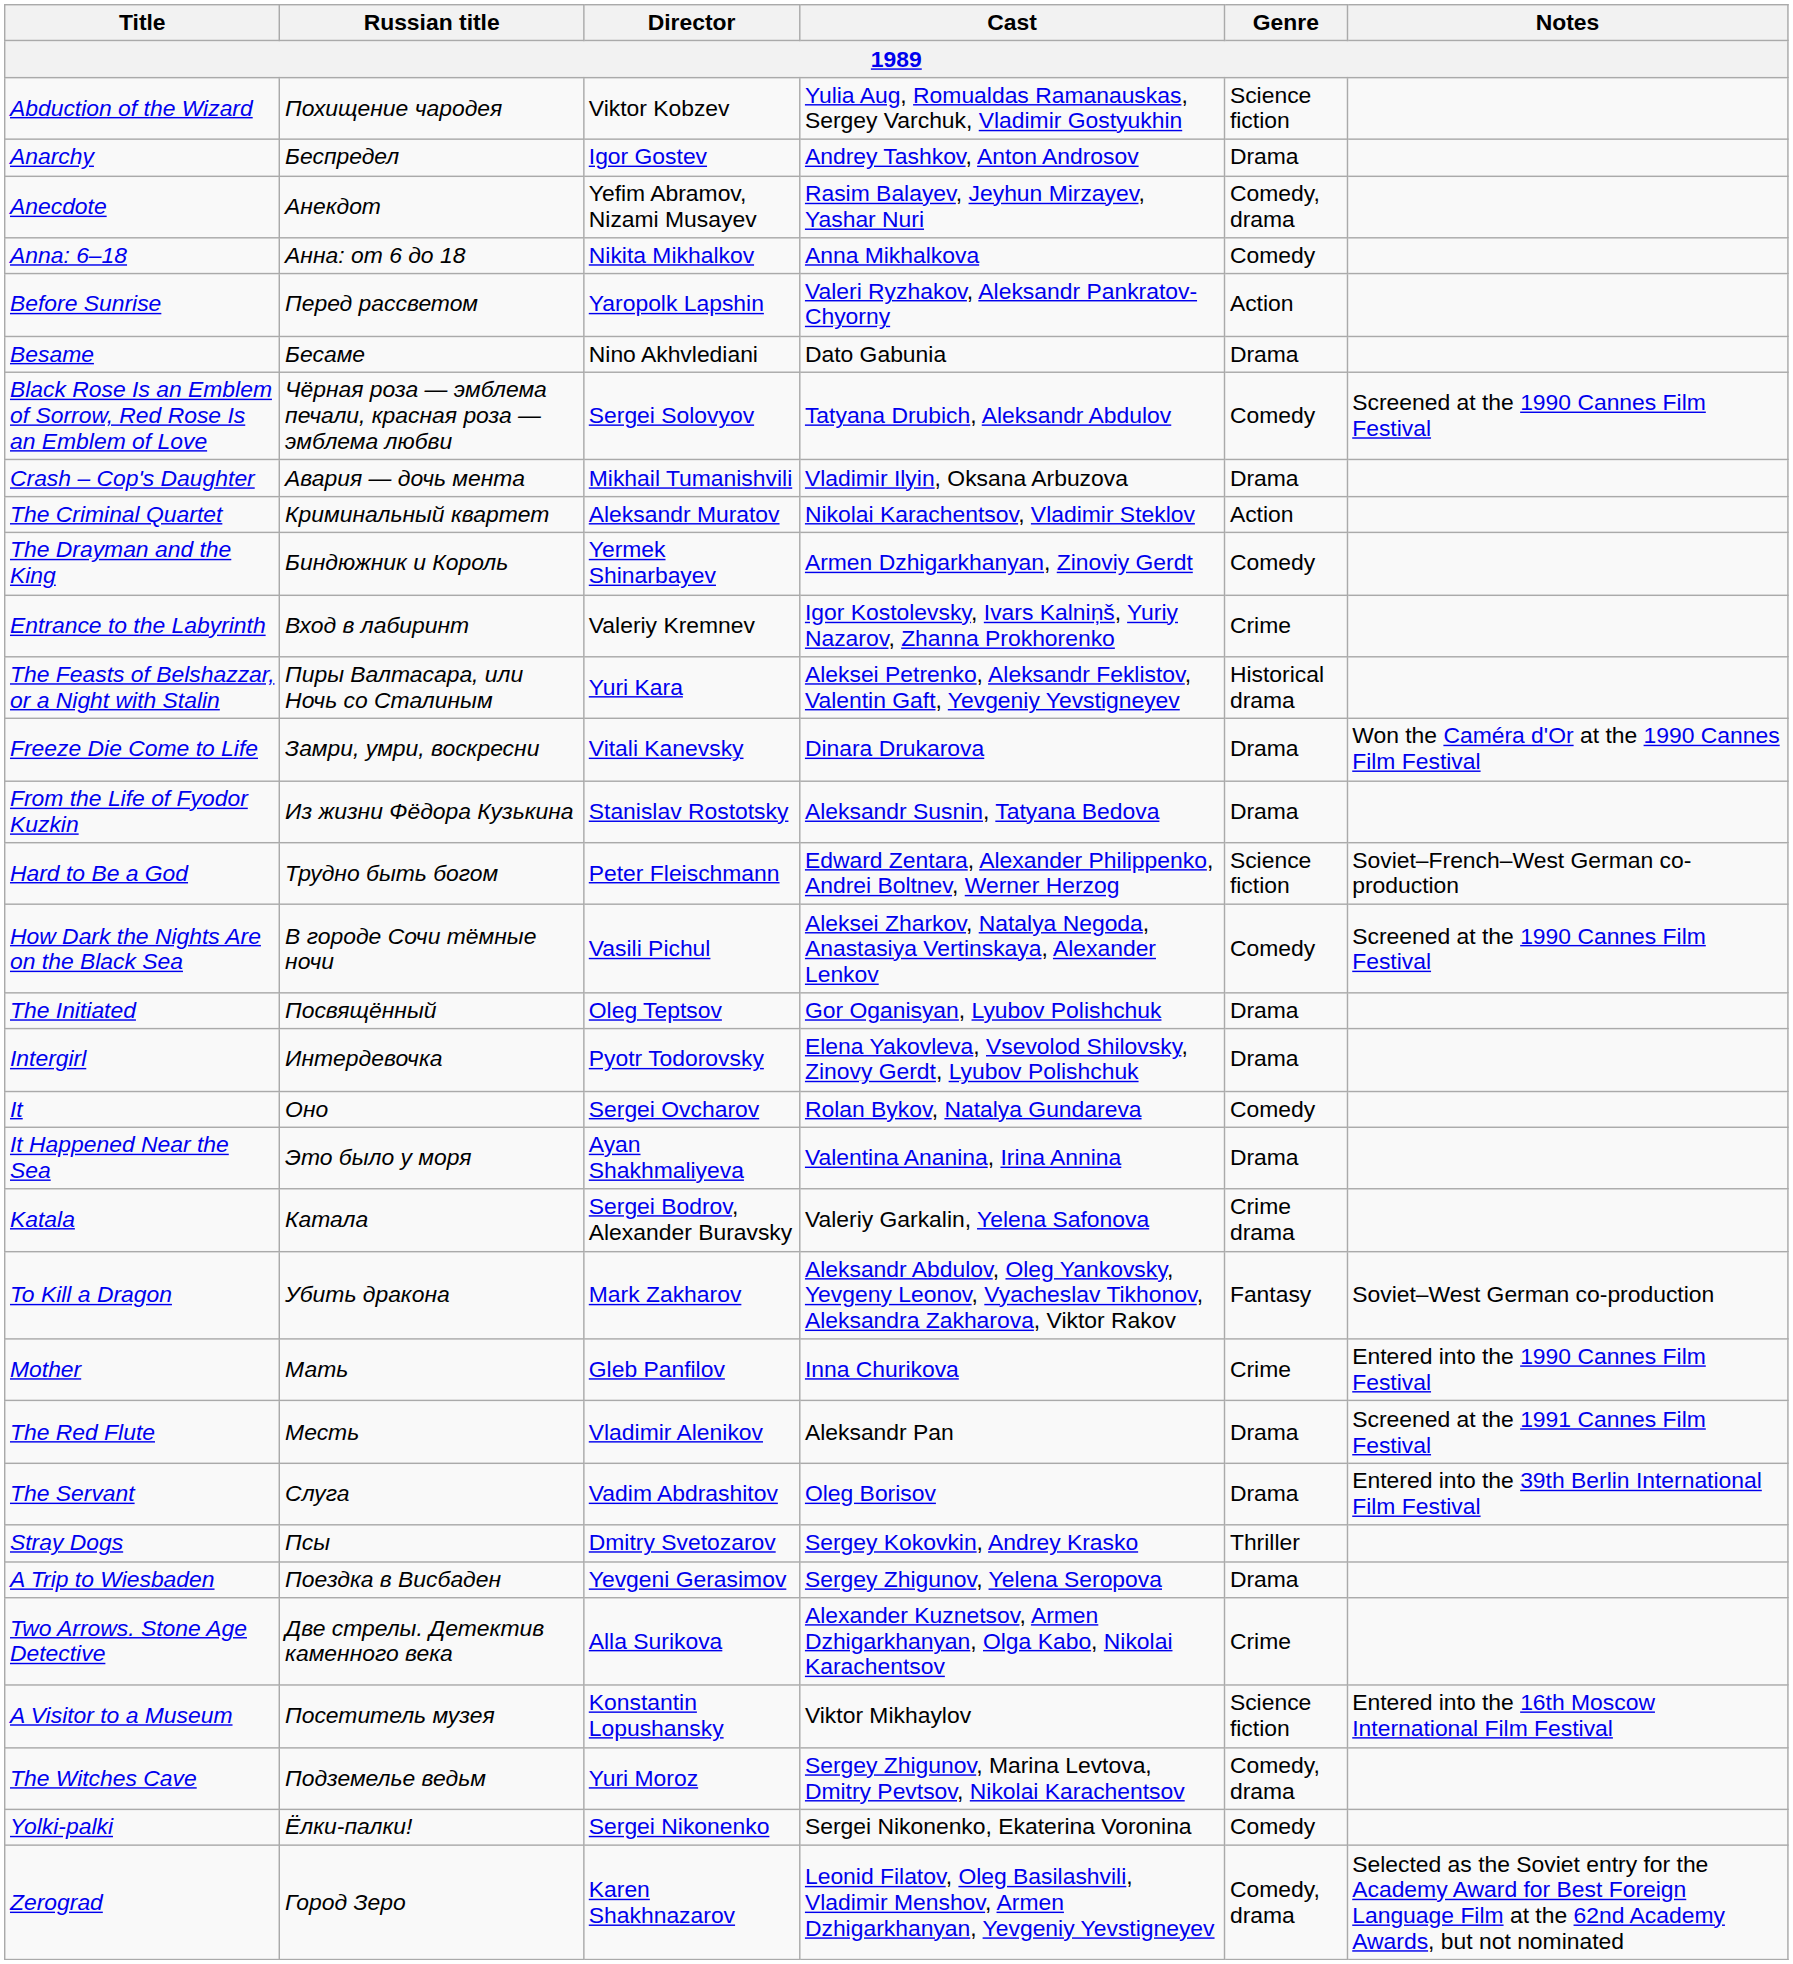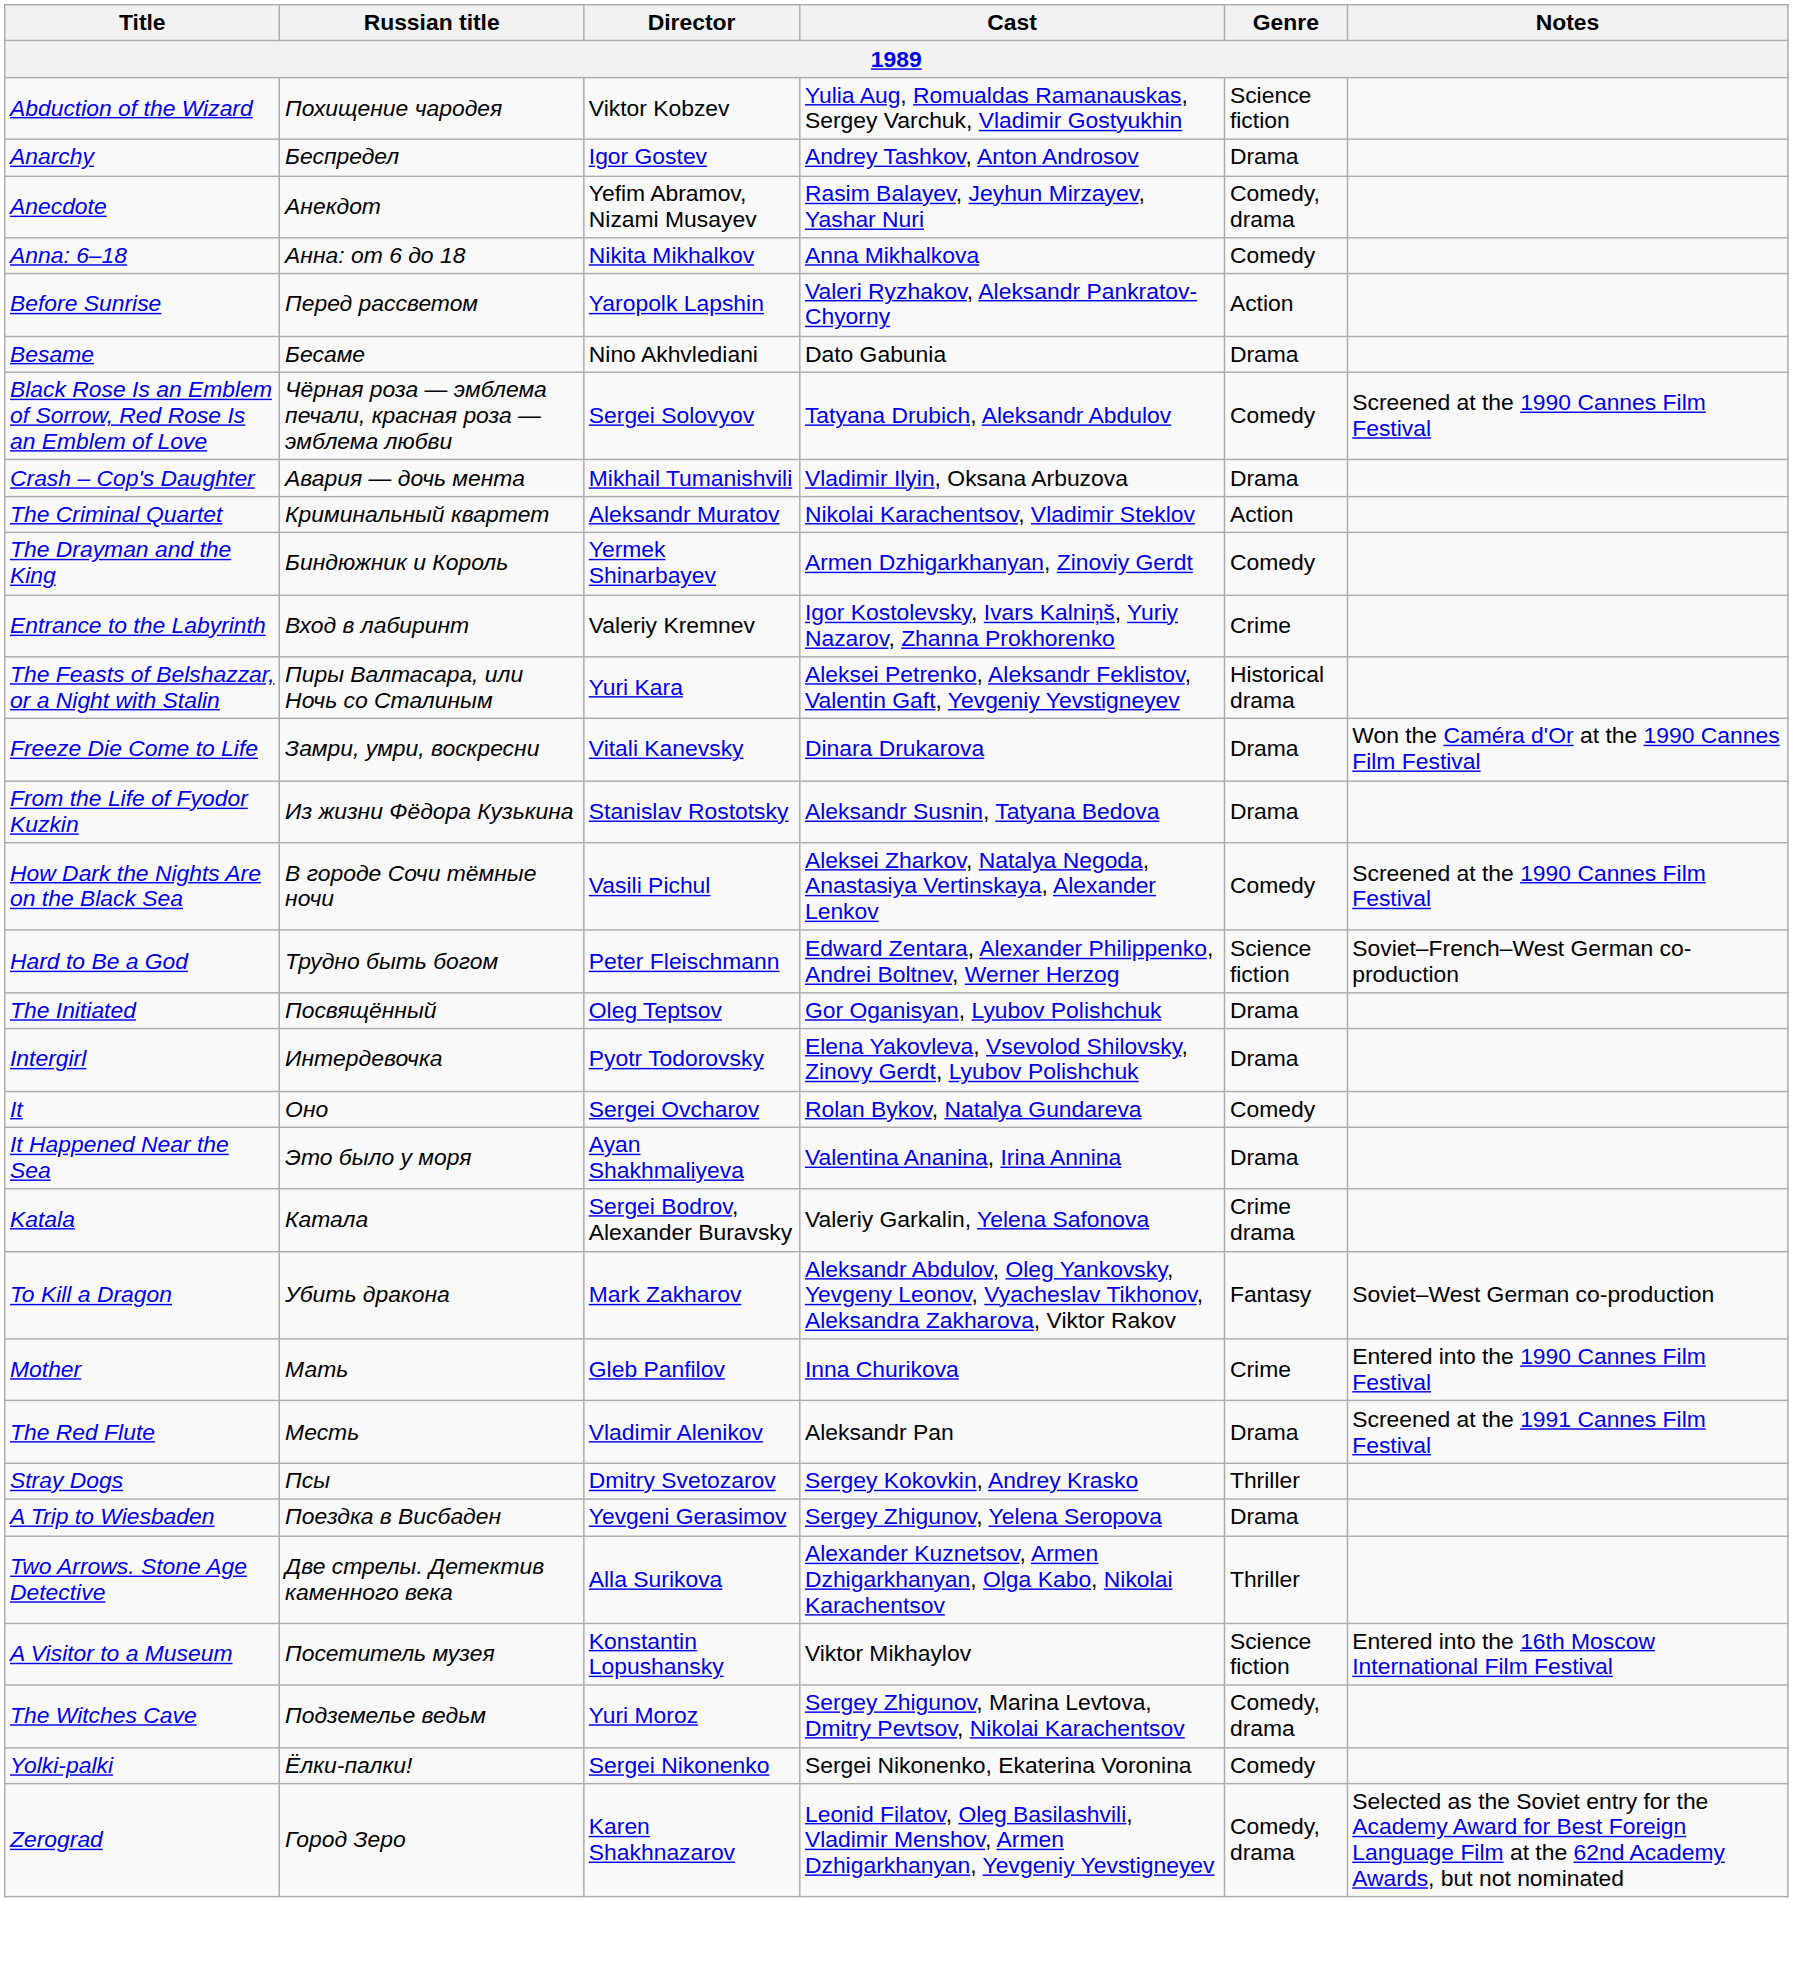rows swapped: (99, 873) <-> (135, 948)
- row: (72, 1493)
(1260, 1641) Crime -> (1265, 1579) Thriller
